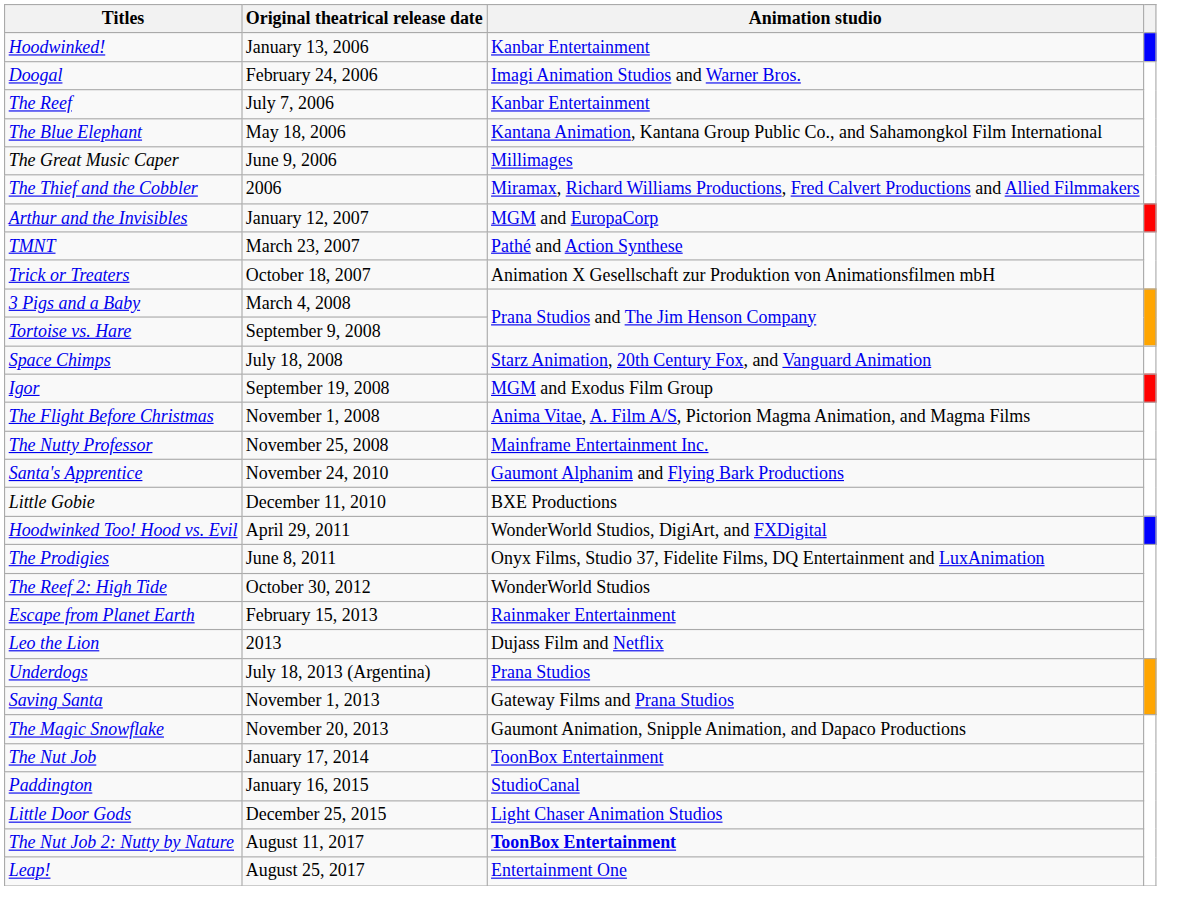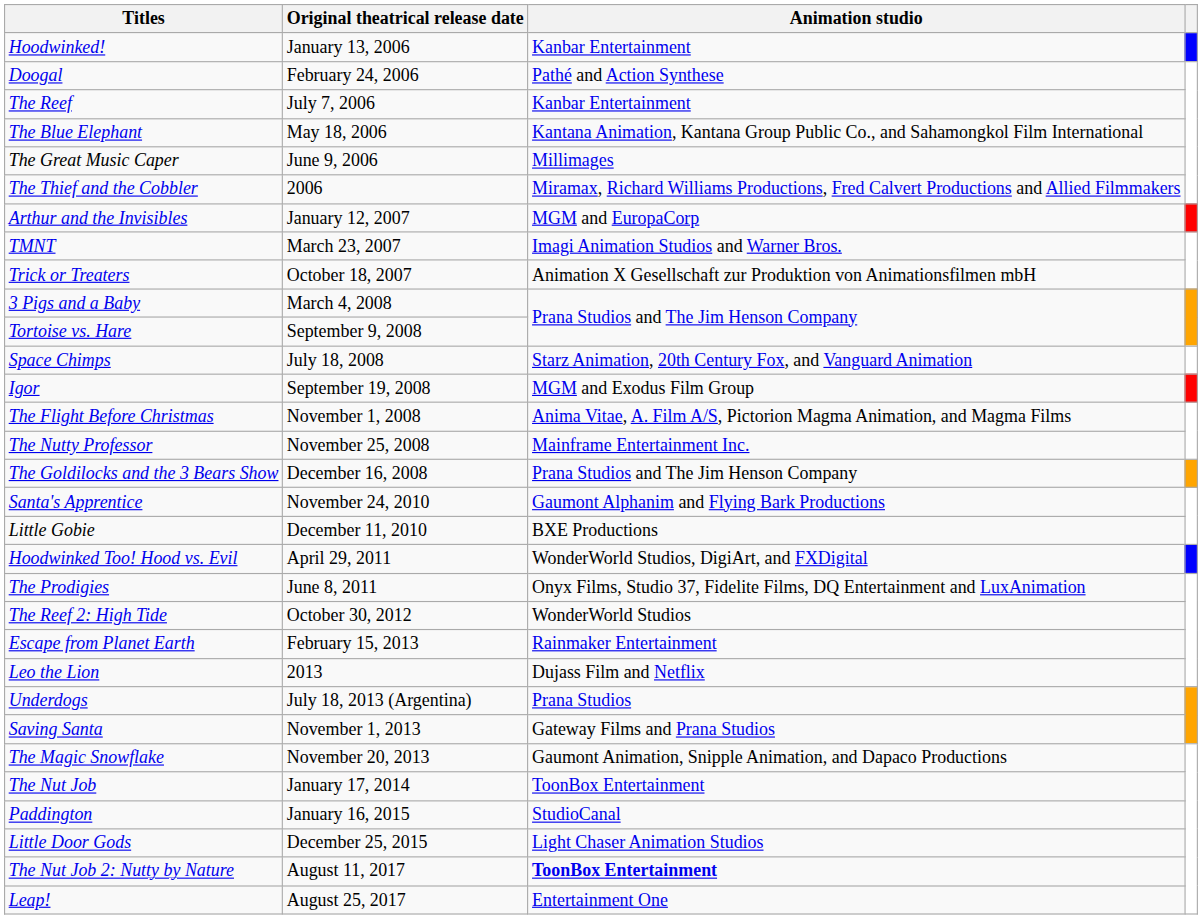(646, 75) Imagi Animation Studios and Warner Bros. -> (628, 75) Pathé and Action Synthese
(587, 246) Pathé and Action Synthese -> (687, 246) Imagi Animation Studios and Warner Bros.
+ row: (144, 473)
